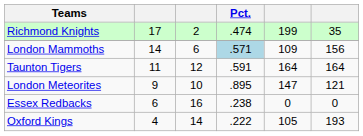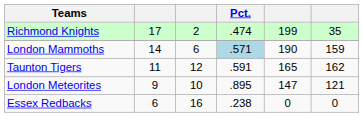(288, 49) 109 -> (288, 49) 190
(335, 49) 156 -> (335, 49) 159
(288, 67) 164 -> (288, 67) 165
(335, 67) 164 -> (335, 67) 162
- row: (40, 121)
